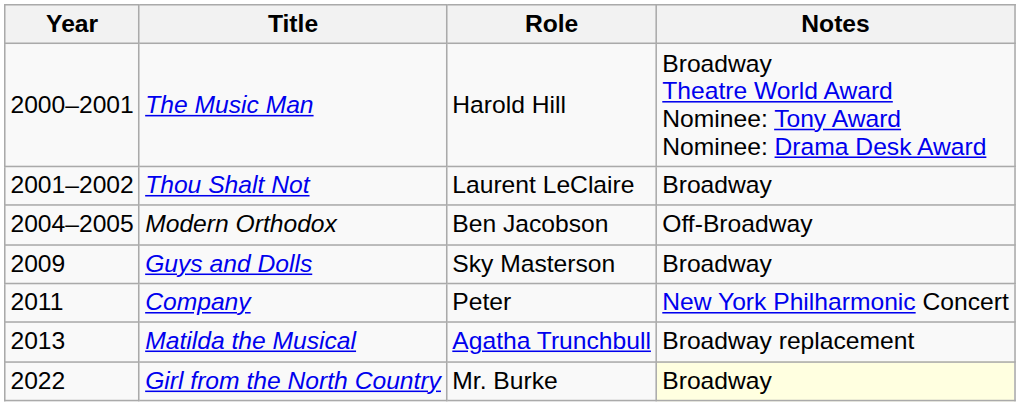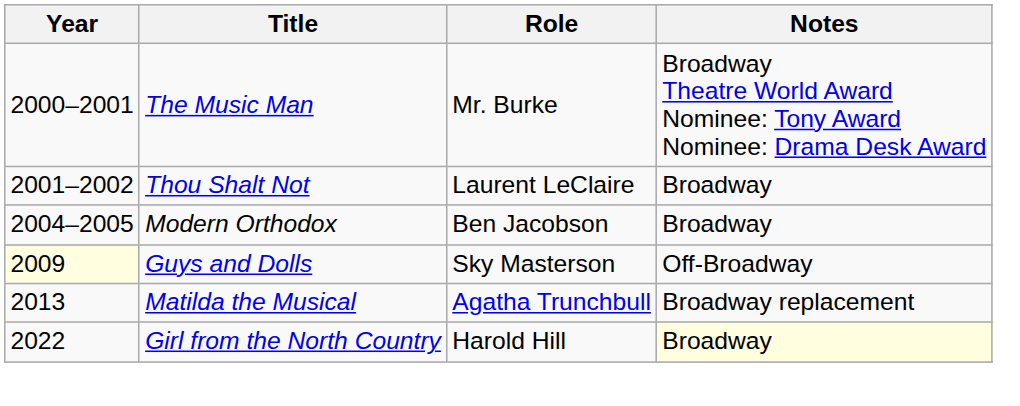(509, 104) Harold Hill -> (505, 104) Mr. Burke
(737, 224) Off-Broadway -> (717, 224) Broadway
(38, 263) no background -> (38, 263) lightyellow background
(717, 263) Broadway -> (737, 263) Off-Broadway
- row: (198, 302)
(505, 380) Mr. Burke -> (509, 341) Harold Hill
